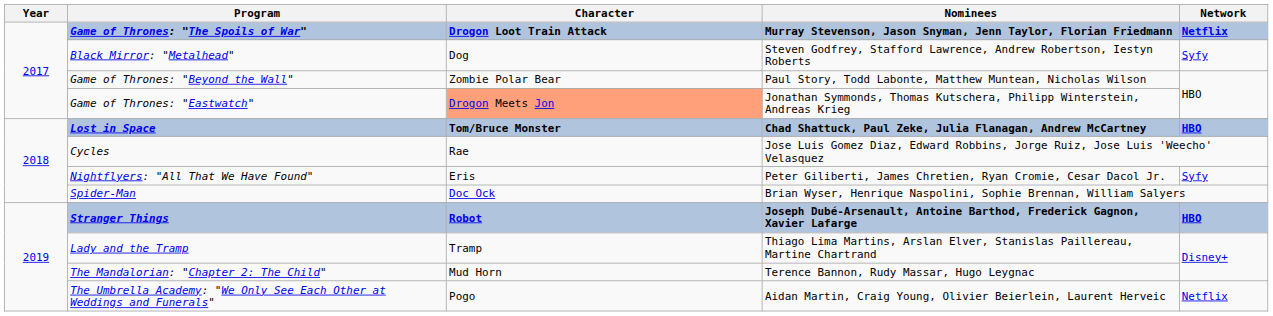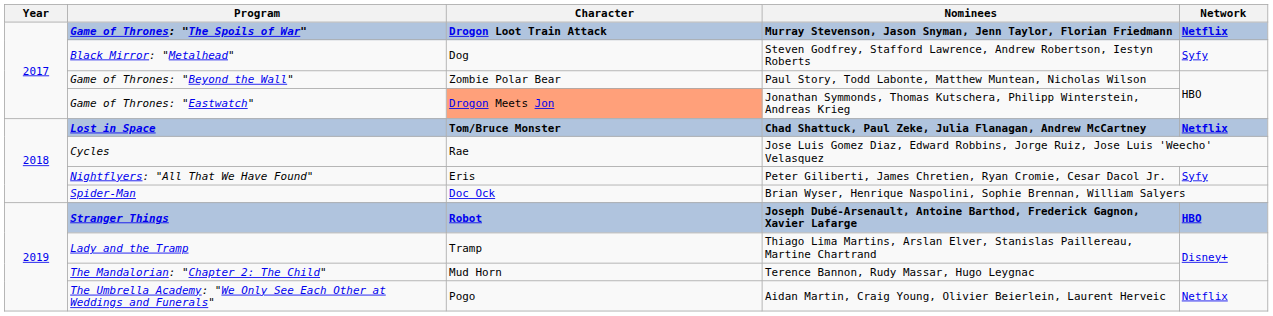(1192, 128) HBO -> (1205, 128) Netflix
